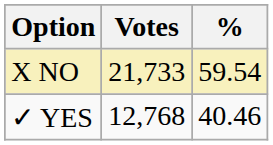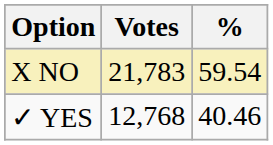(147, 71) 21,733 -> (147, 71) 21,783
